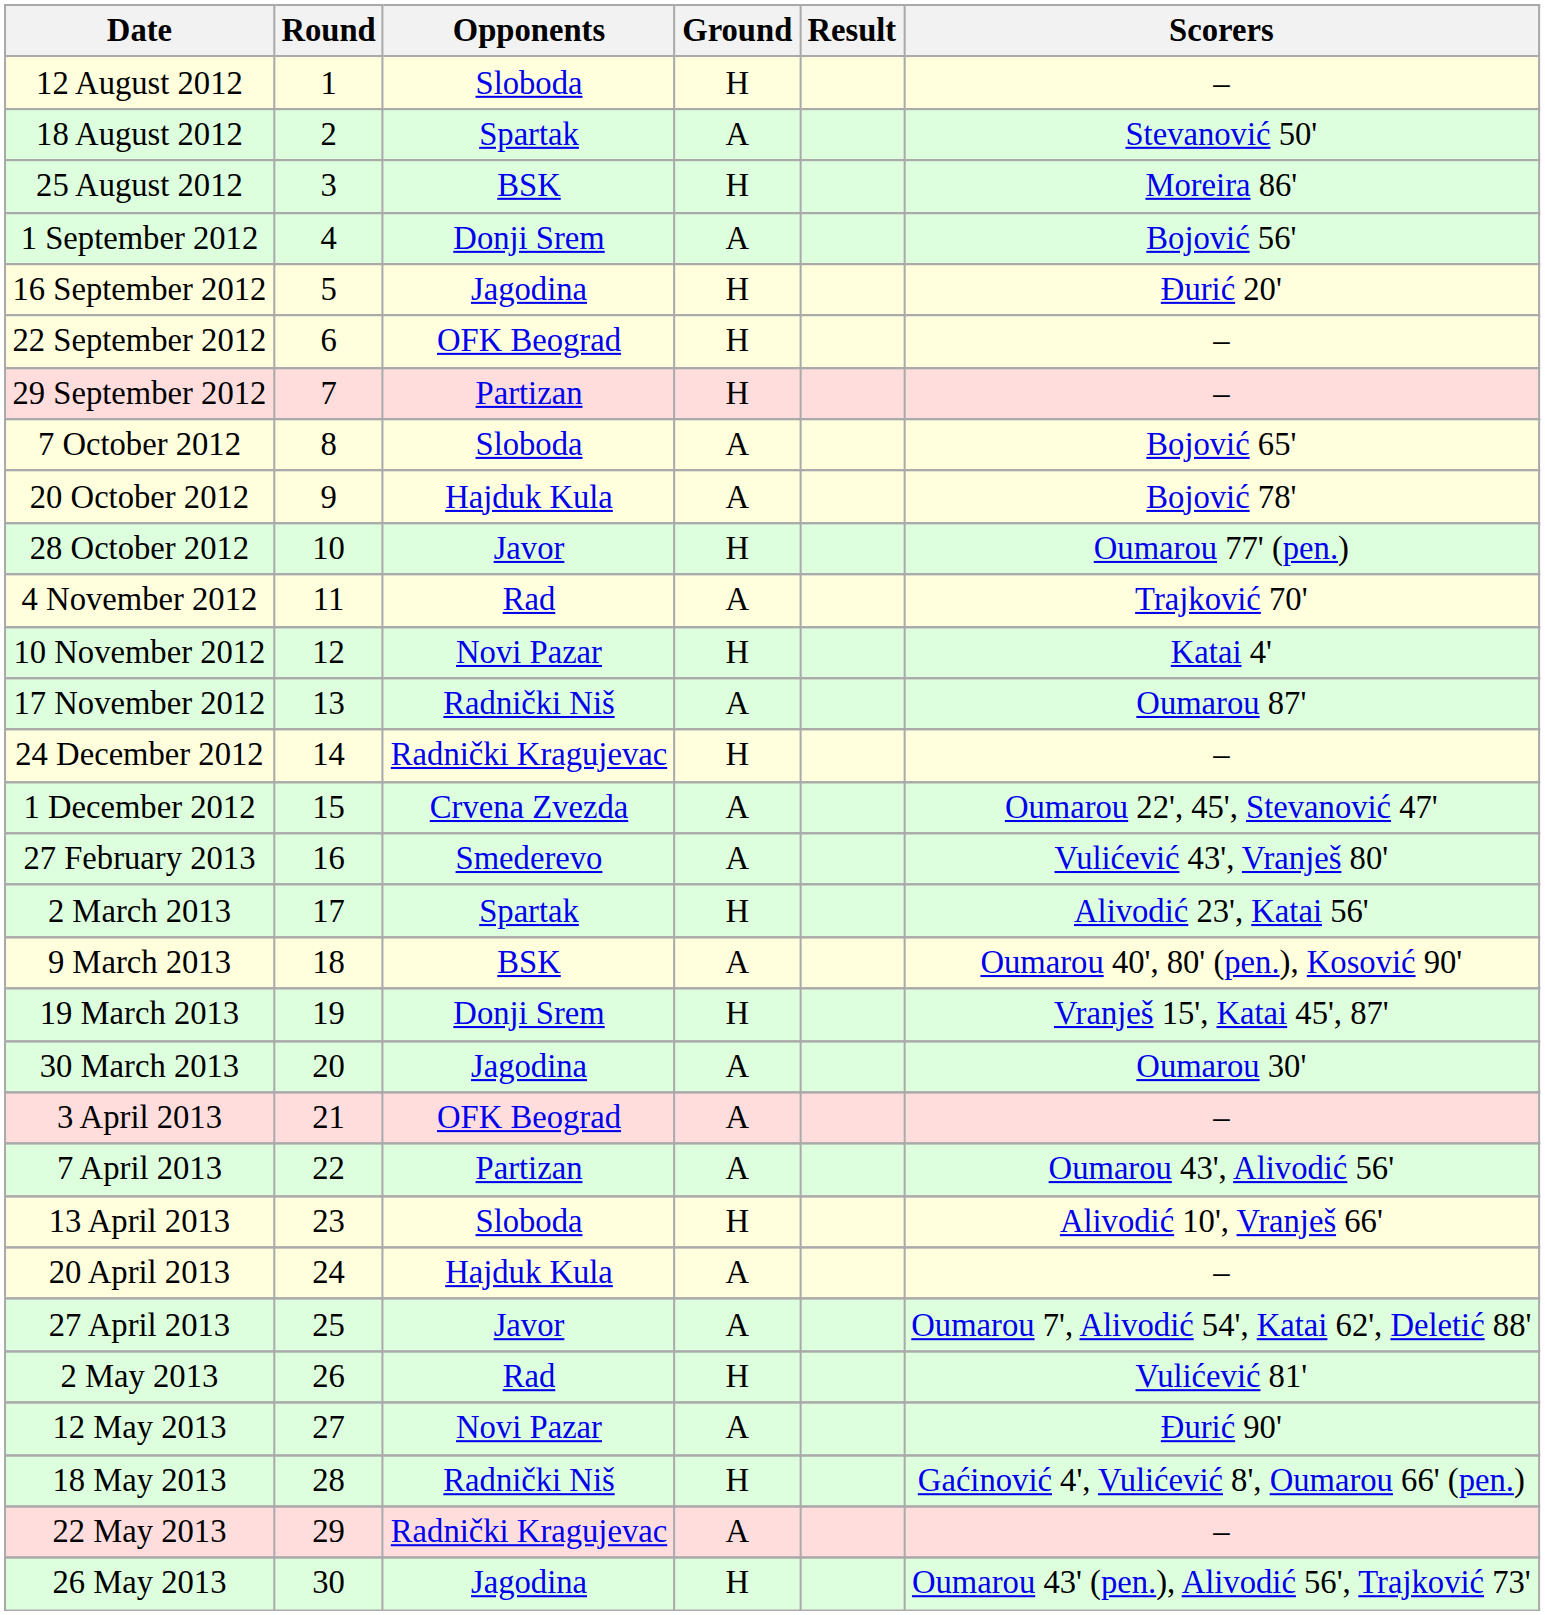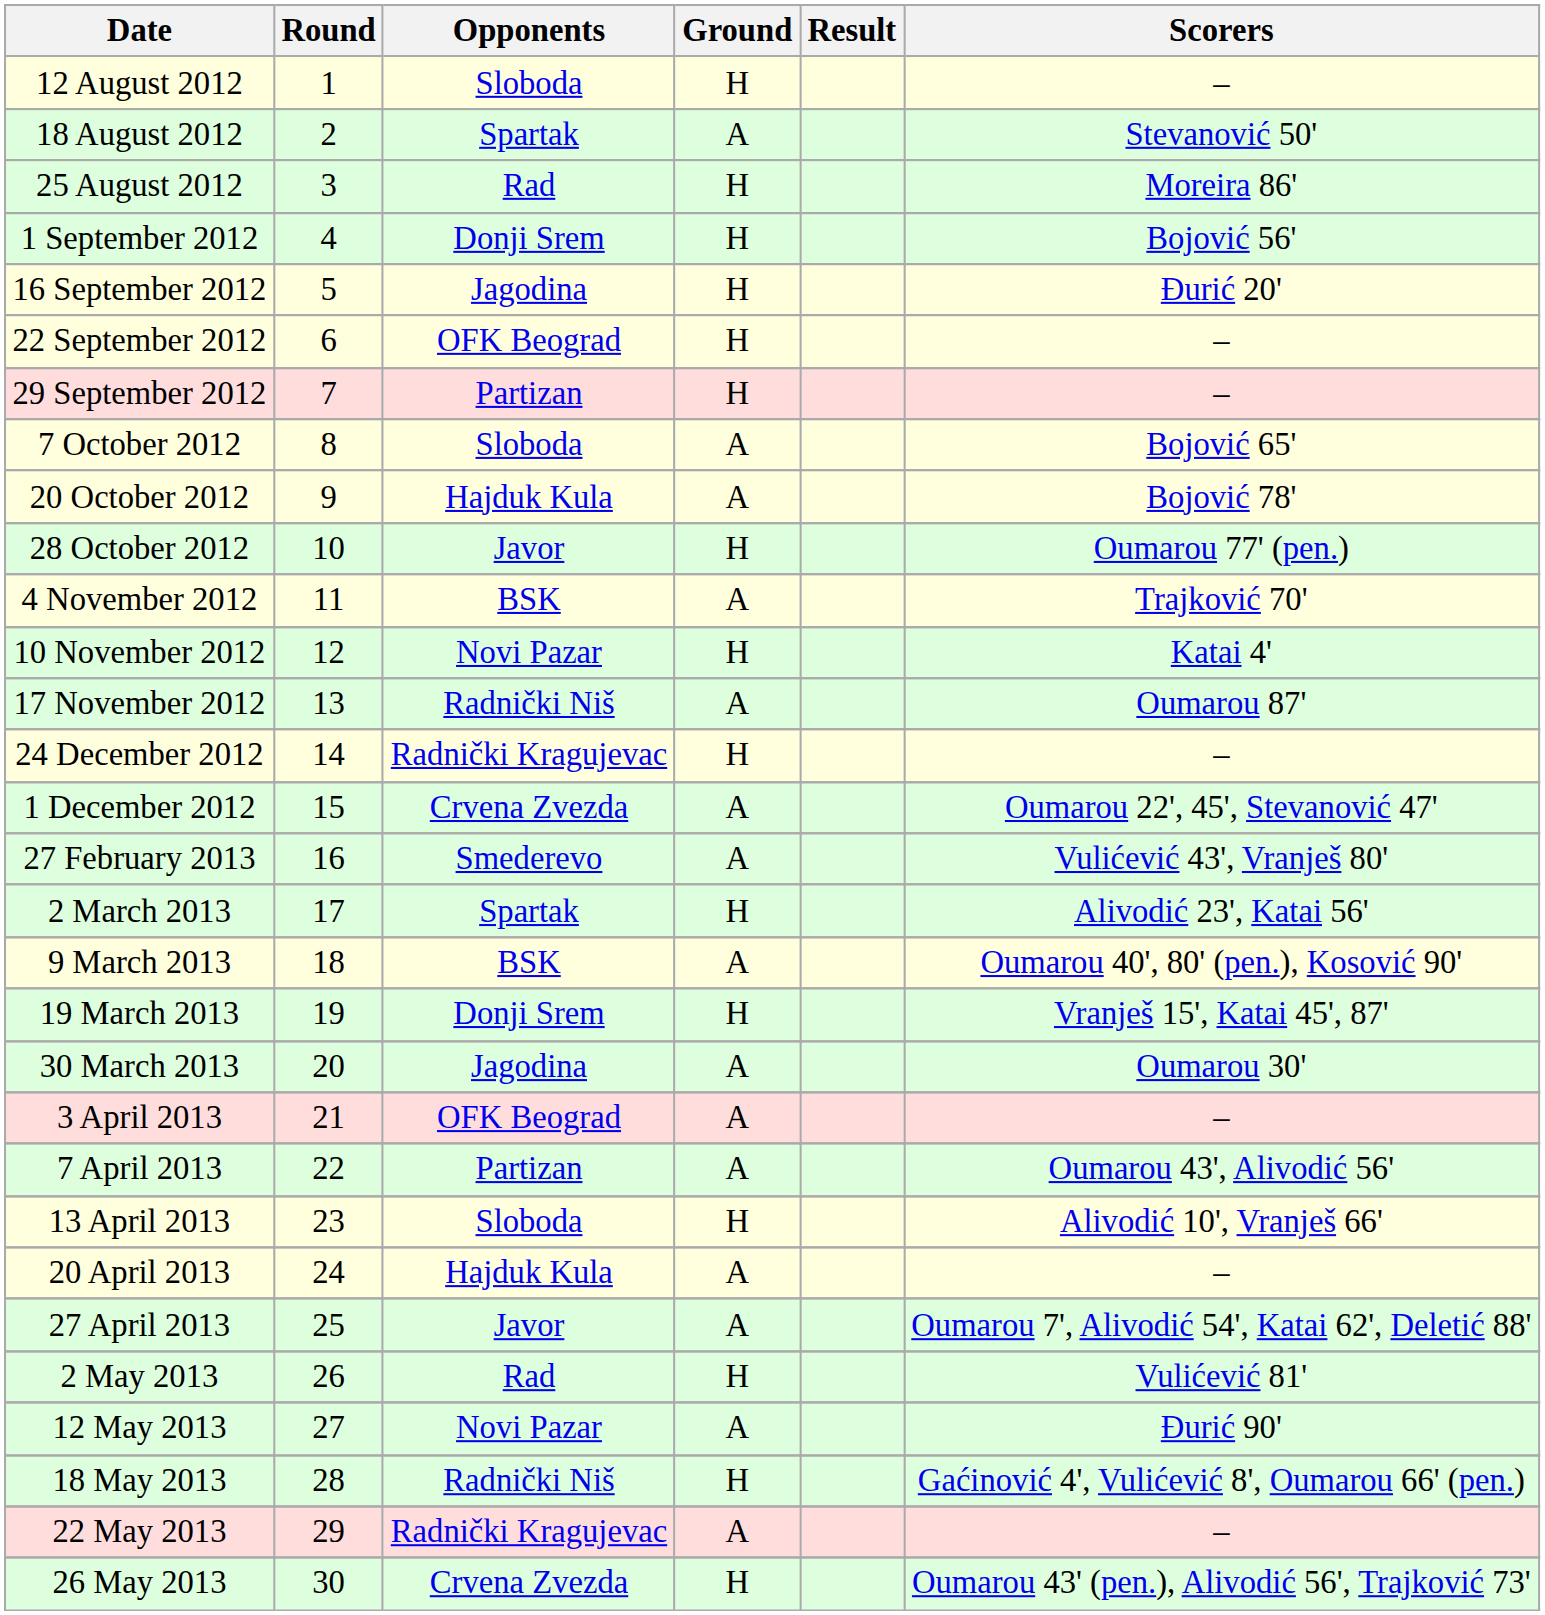(529, 185) BSK -> (529, 185) Rad
(737, 237) A -> (737, 237) H
(529, 599) Rad -> (529, 599) BSK
(529, 1583) Jagodina -> (529, 1583) Crvena Zvezda
